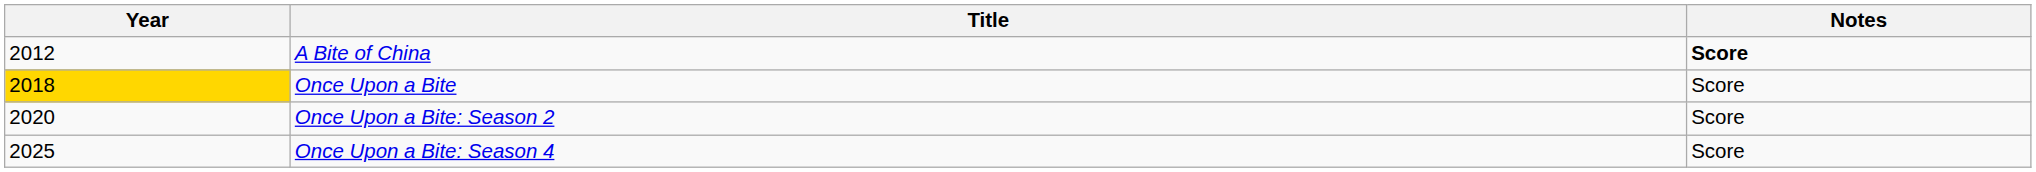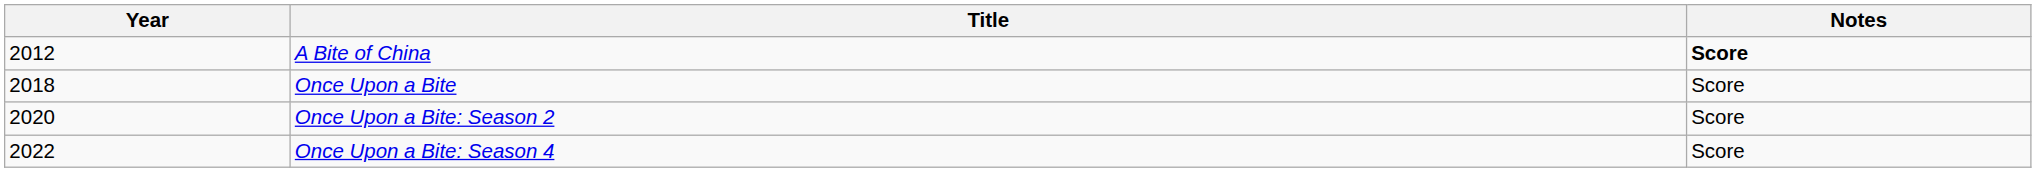(32, 85) gold background -> (32, 85) no background
(32, 150) 2025 -> (32, 150) 2022
